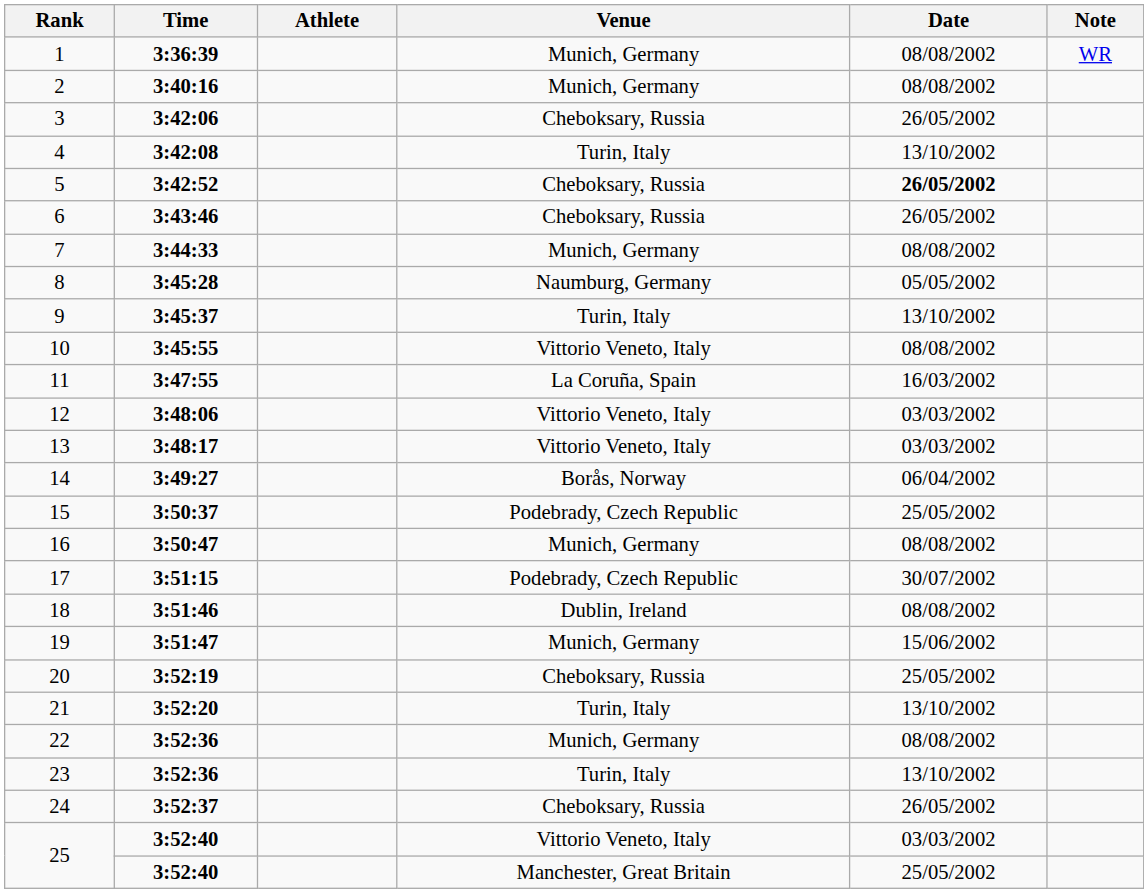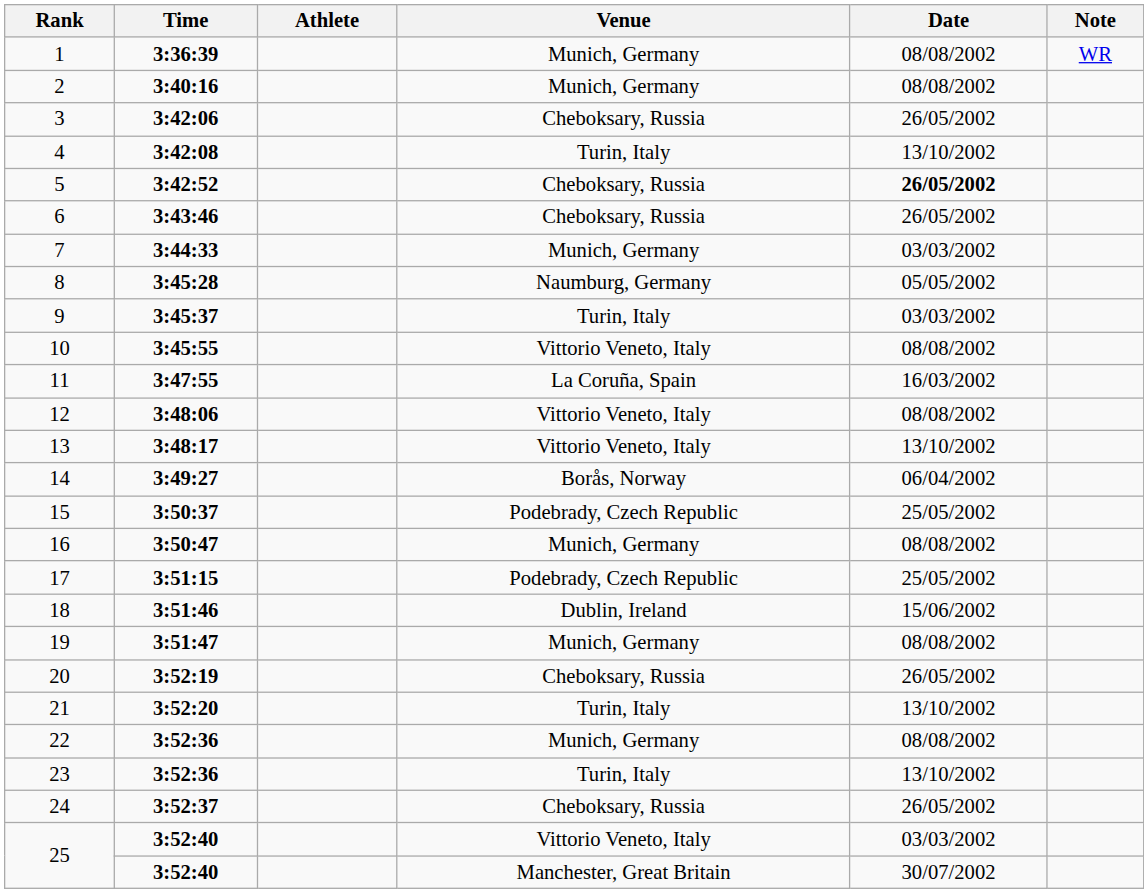(949, 250) 08/08/2002 -> (949, 250) 03/03/2002
(949, 315) 13/10/2002 -> (949, 315) 03/03/2002
(949, 413) 03/03/2002 -> (949, 413) 08/08/2002
(949, 446) 03/03/2002 -> (949, 446) 13/10/2002
(949, 577) 30/07/2002 -> (949, 577) 25/05/2002
(949, 610) 08/08/2002 -> (949, 610) 15/06/2002
(949, 642) 15/06/2002 -> (949, 642) 08/08/2002
(949, 675) 25/05/2002 -> (949, 675) 26/05/2002
(949, 871) 25/05/2002 -> (949, 871) 30/07/2002
